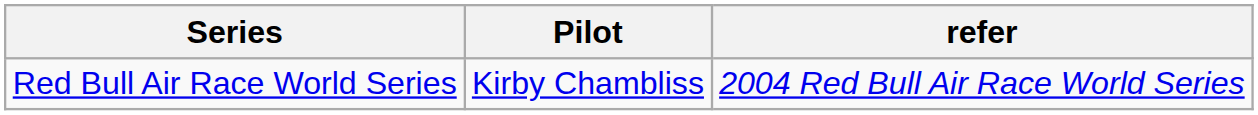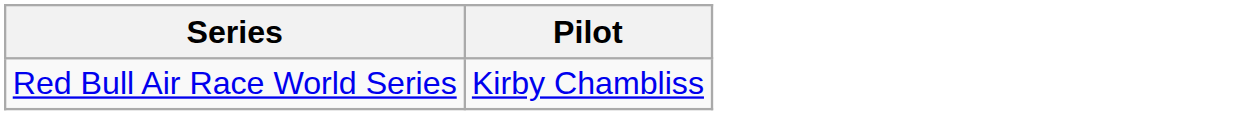- column: (982, 31)
